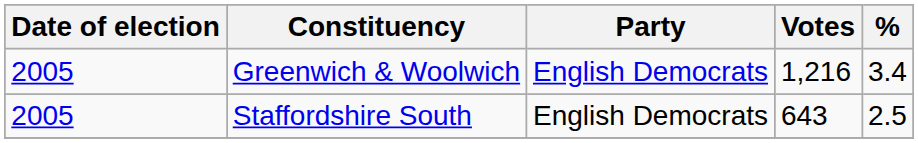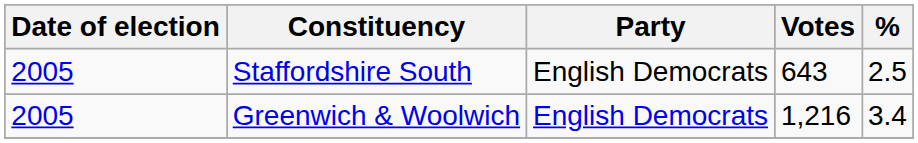rows swapped: (376, 71) <-> (352, 115)
